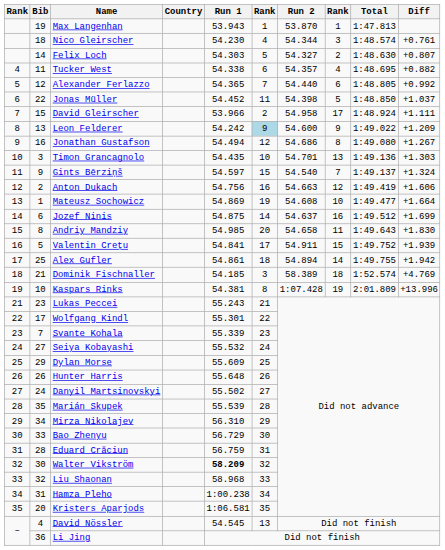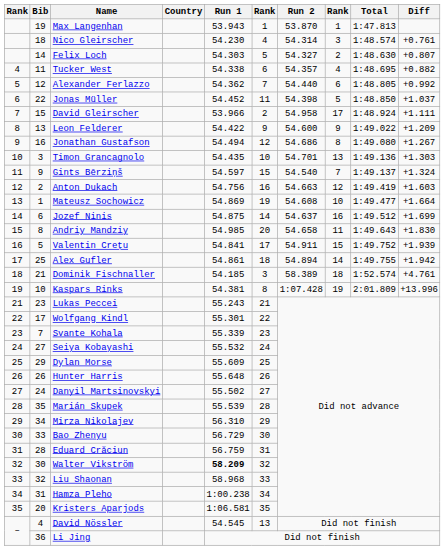(301, 41) 54.344 -> (301, 41) 54.314
(228, 85) 54.365 -> (228, 85) 54.362
(228, 129) 54.242 -> (228, 129) 54.422
(265, 129) lightblue background -> (265, 129) no background
(419, 187) +1.606 -> (419, 187) +1.603
(419, 275) +4.769 -> (419, 275) +4.761
